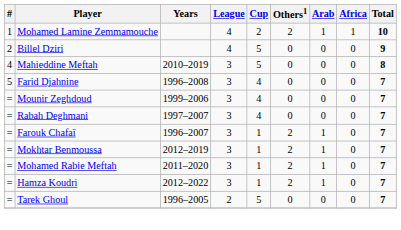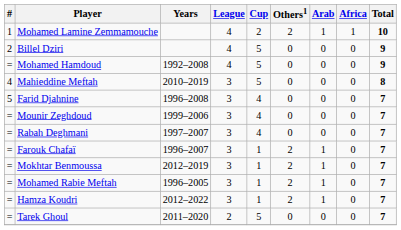+ row: (59, 65)
(186, 166) 2011–2020 -> (186, 183) 1996–2005
(186, 199) 1996–2005 -> (186, 216) 2011–2020
